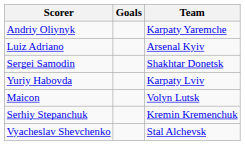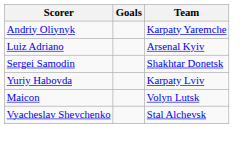- row: (47, 115)
